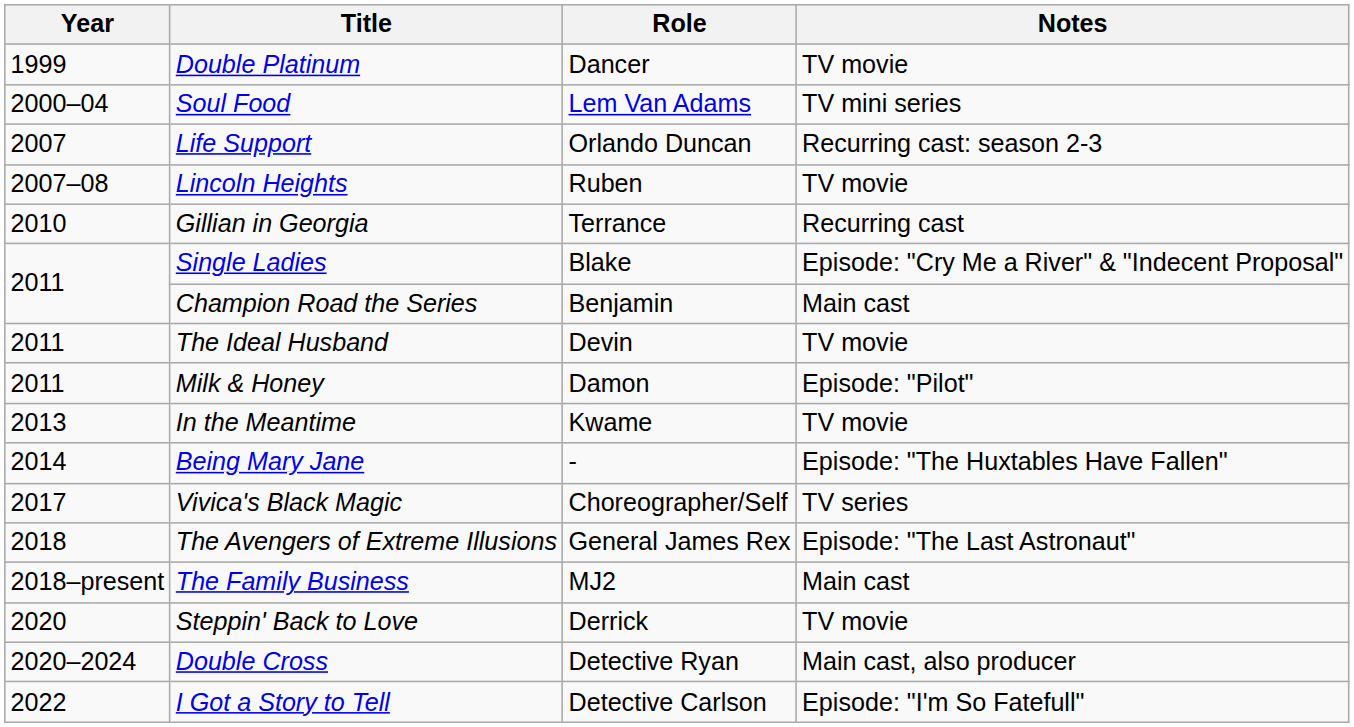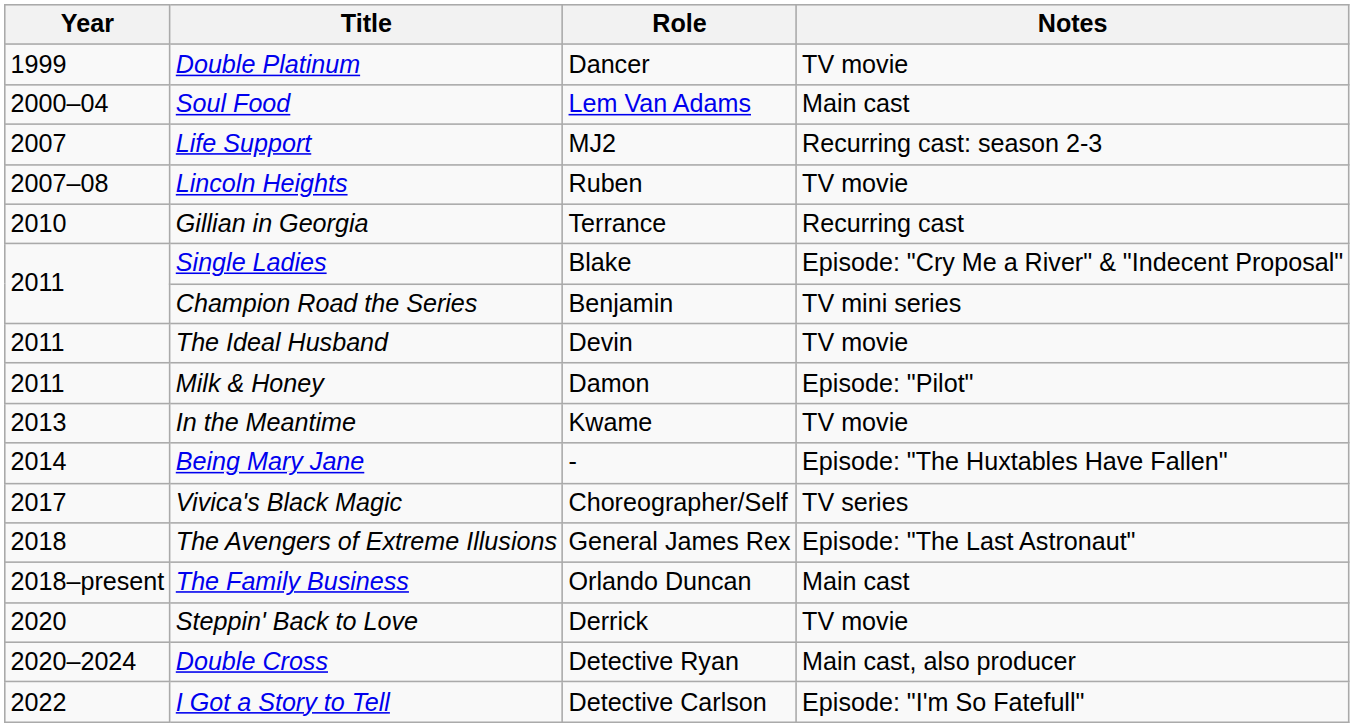(882, 104) TV mini series -> (856, 104) Main cast
(660, 143) Orlando Duncan -> (592, 143) MJ2
(856, 303) Main cast -> (882, 303) TV mini series
(592, 582) MJ2 -> (660, 582) Orlando Duncan
